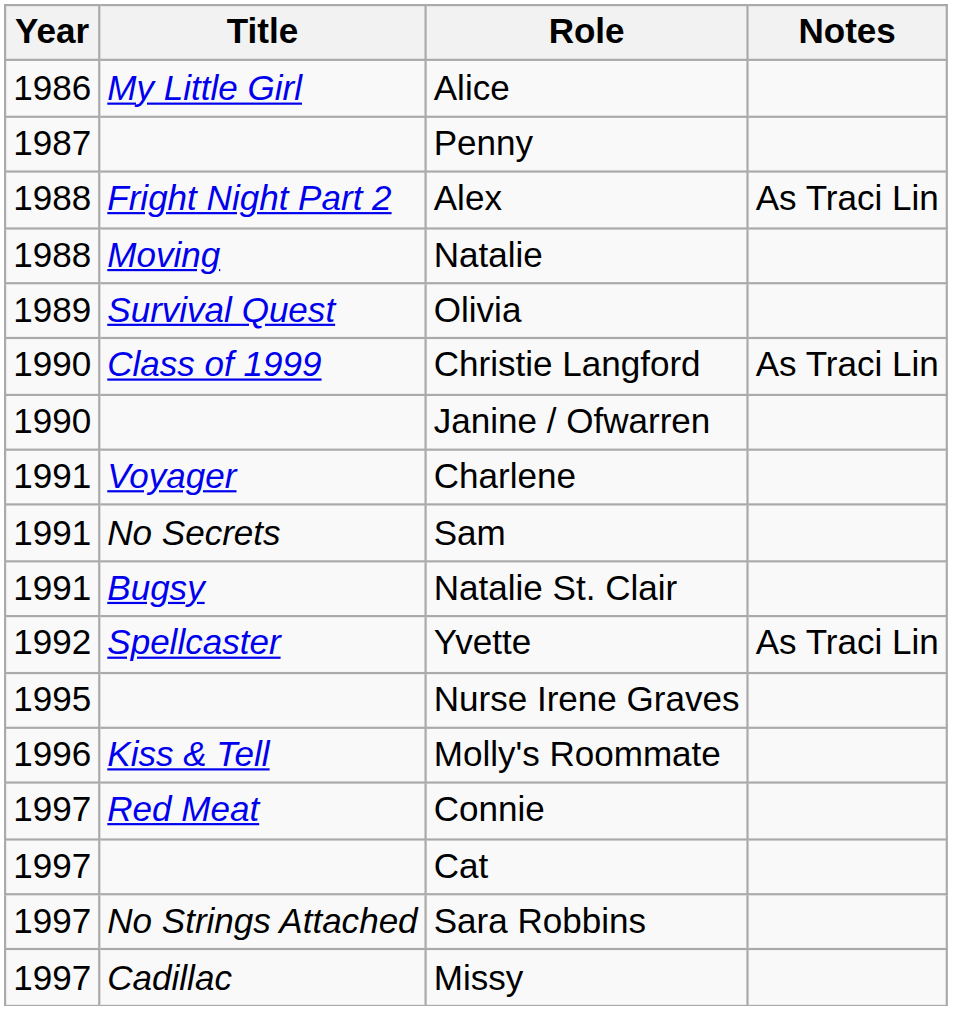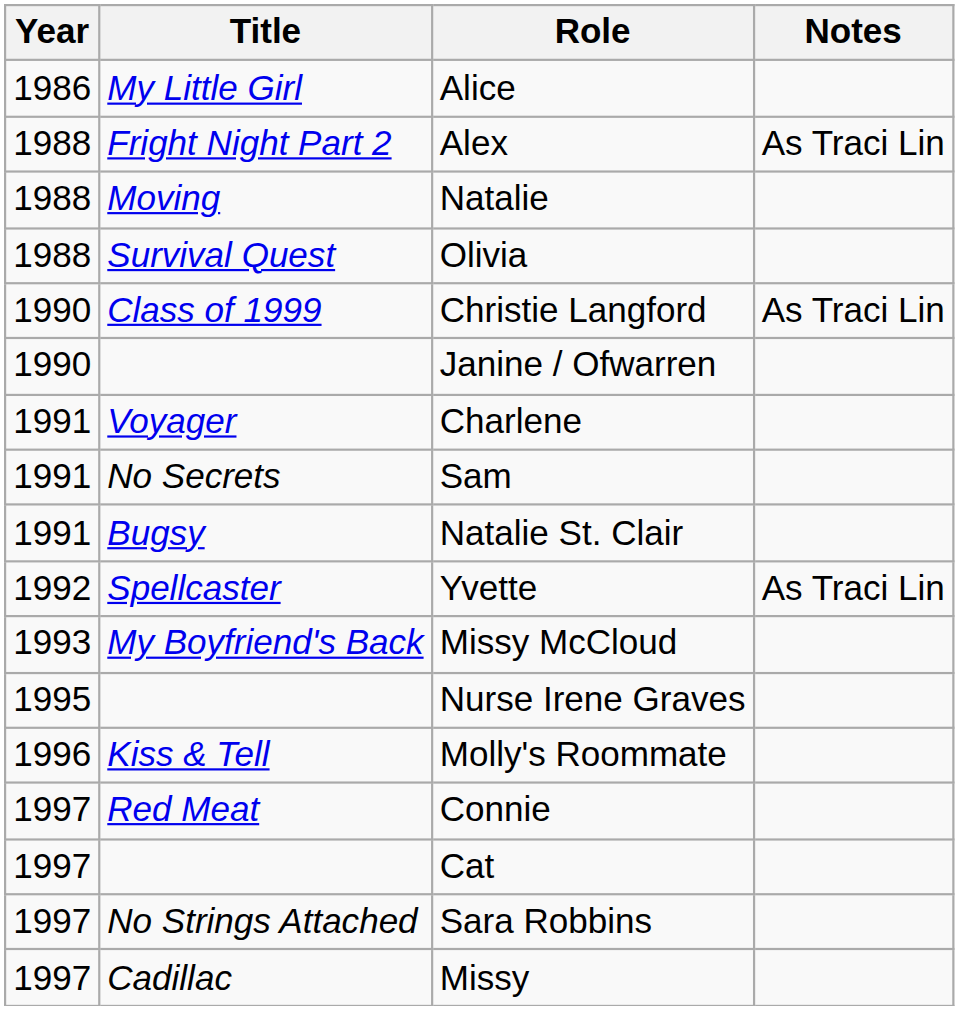- row: (483, 143)
(52, 310) 1989 -> (52, 254) 1988
+ row: (559, 643)
